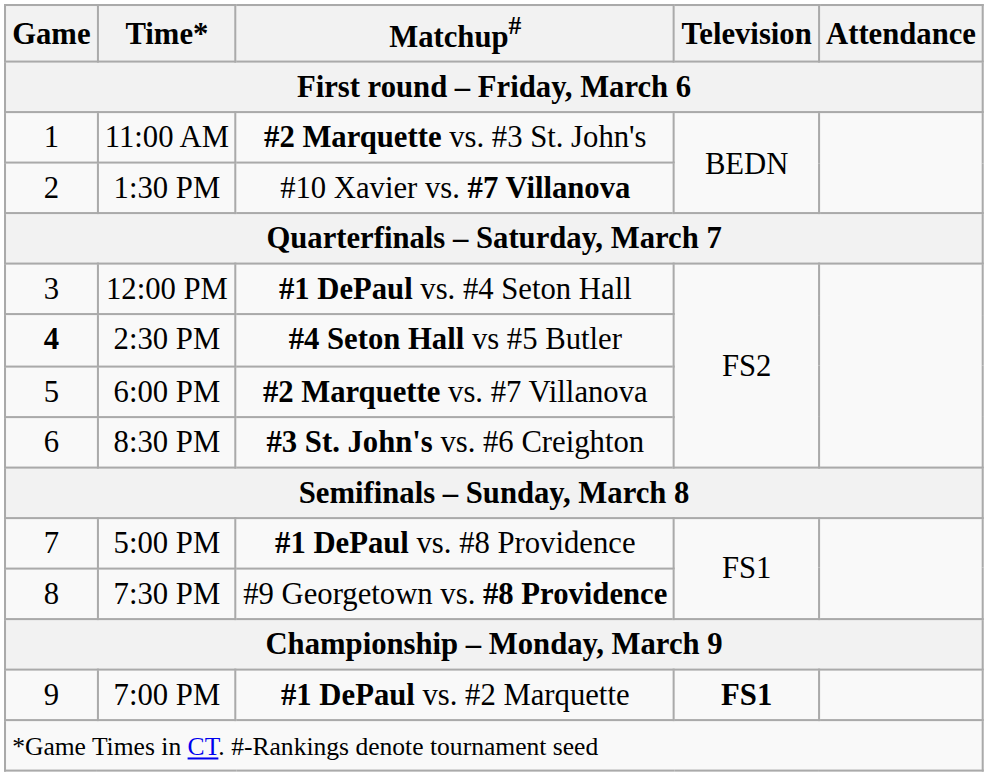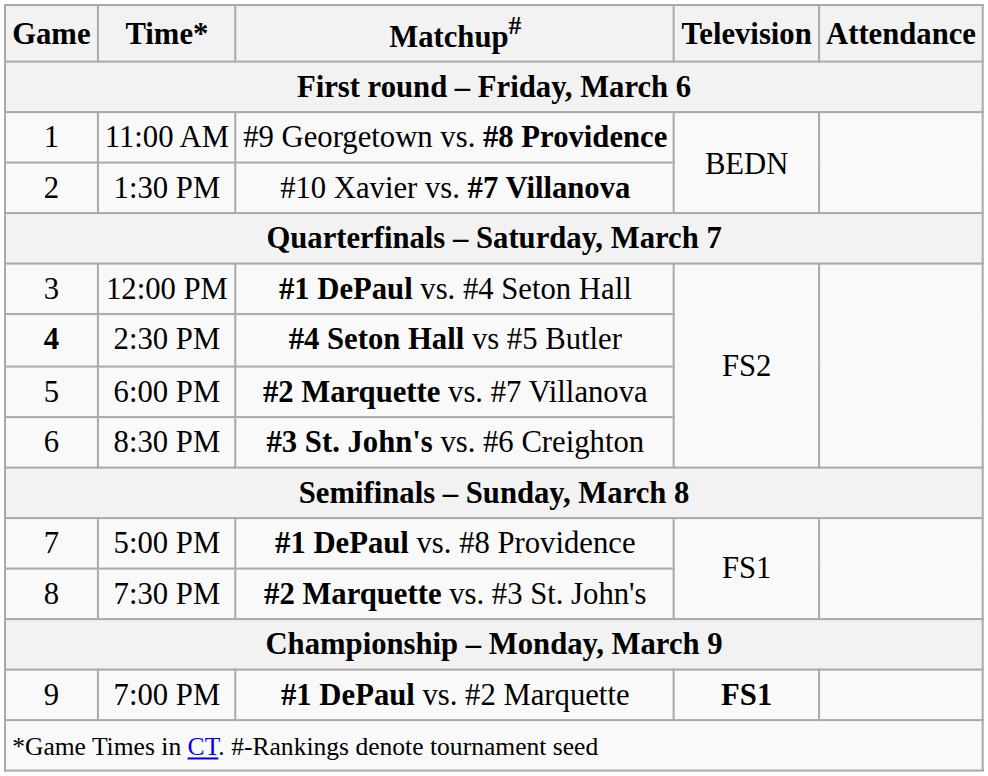(455, 137) #2 Marquette vs. #3 St. John's -> (455, 137) #9 Georgetown vs. #8 Providence
(455, 593) #9 Georgetown vs. #8 Providence -> (455, 593) #2 Marquette vs. #3 St. John's
